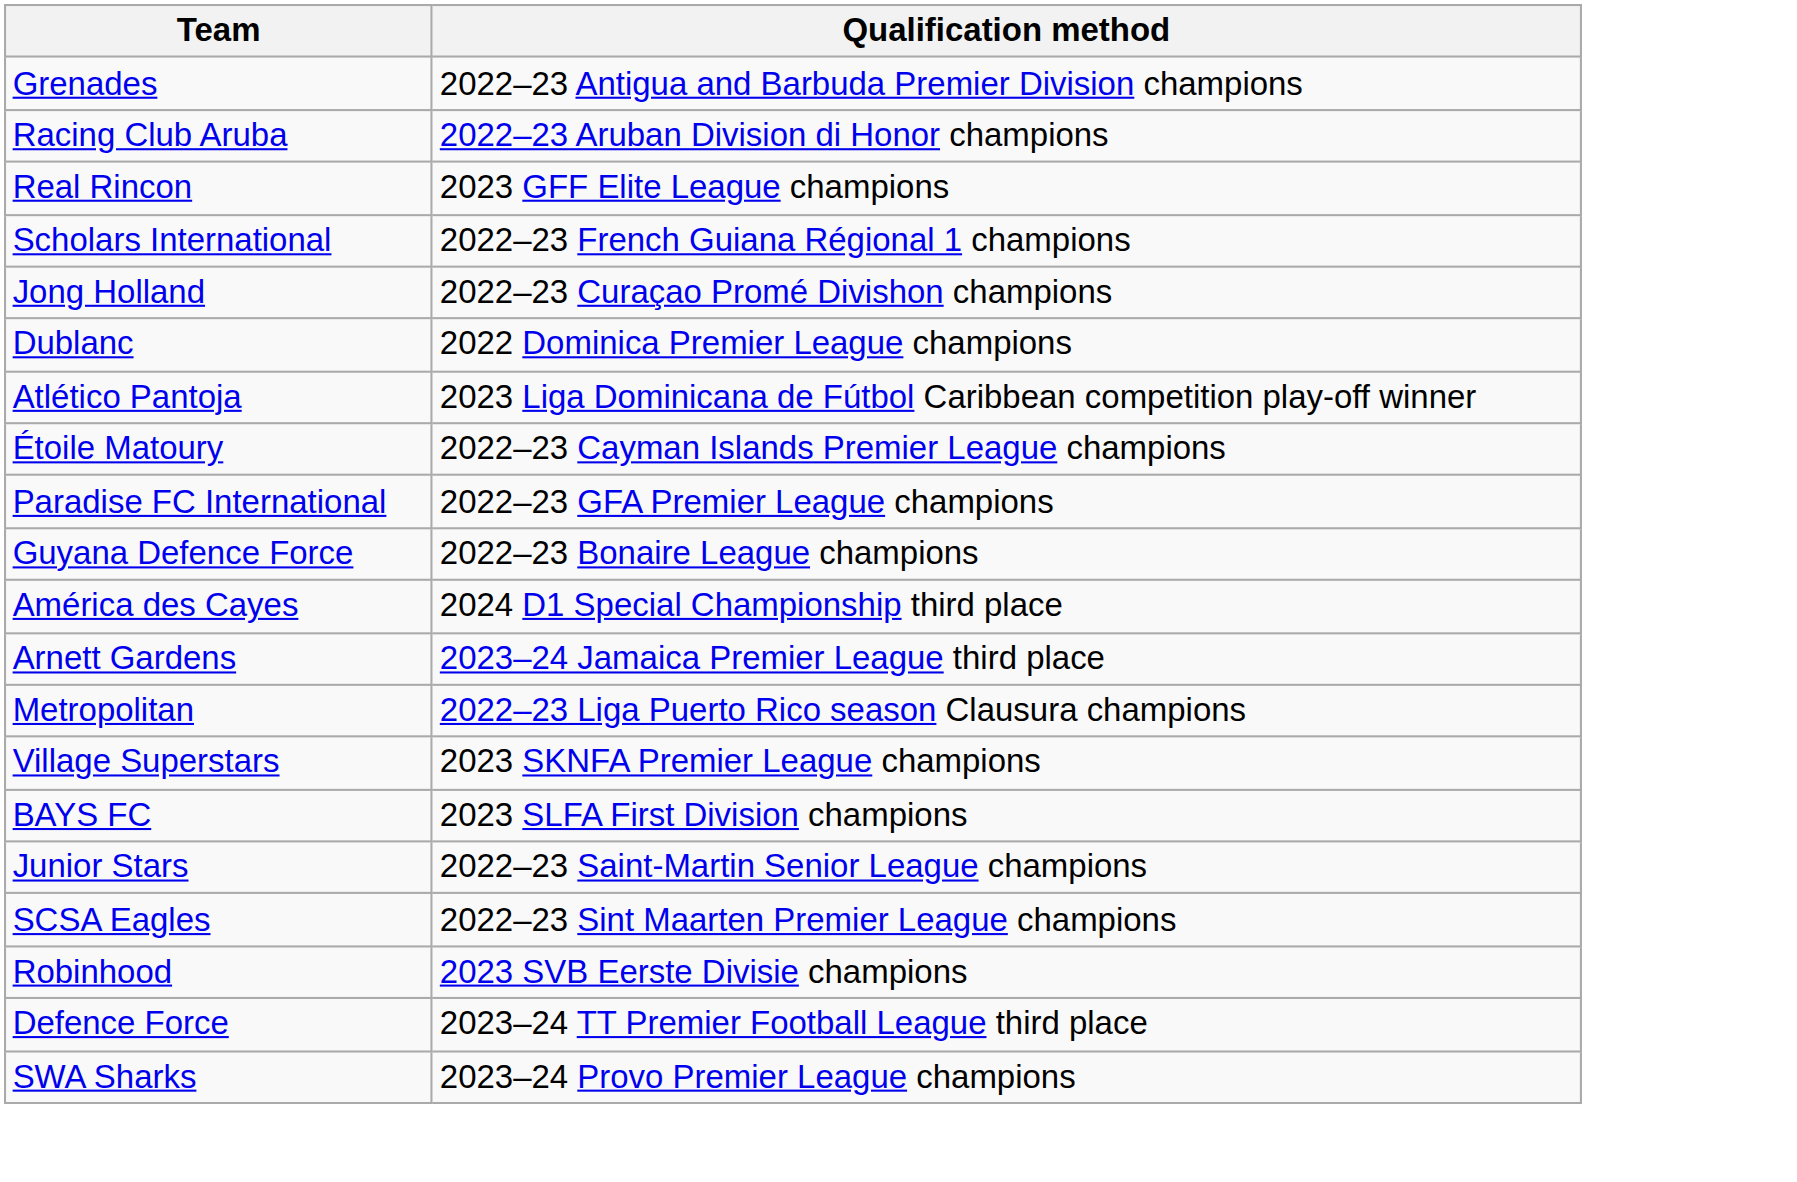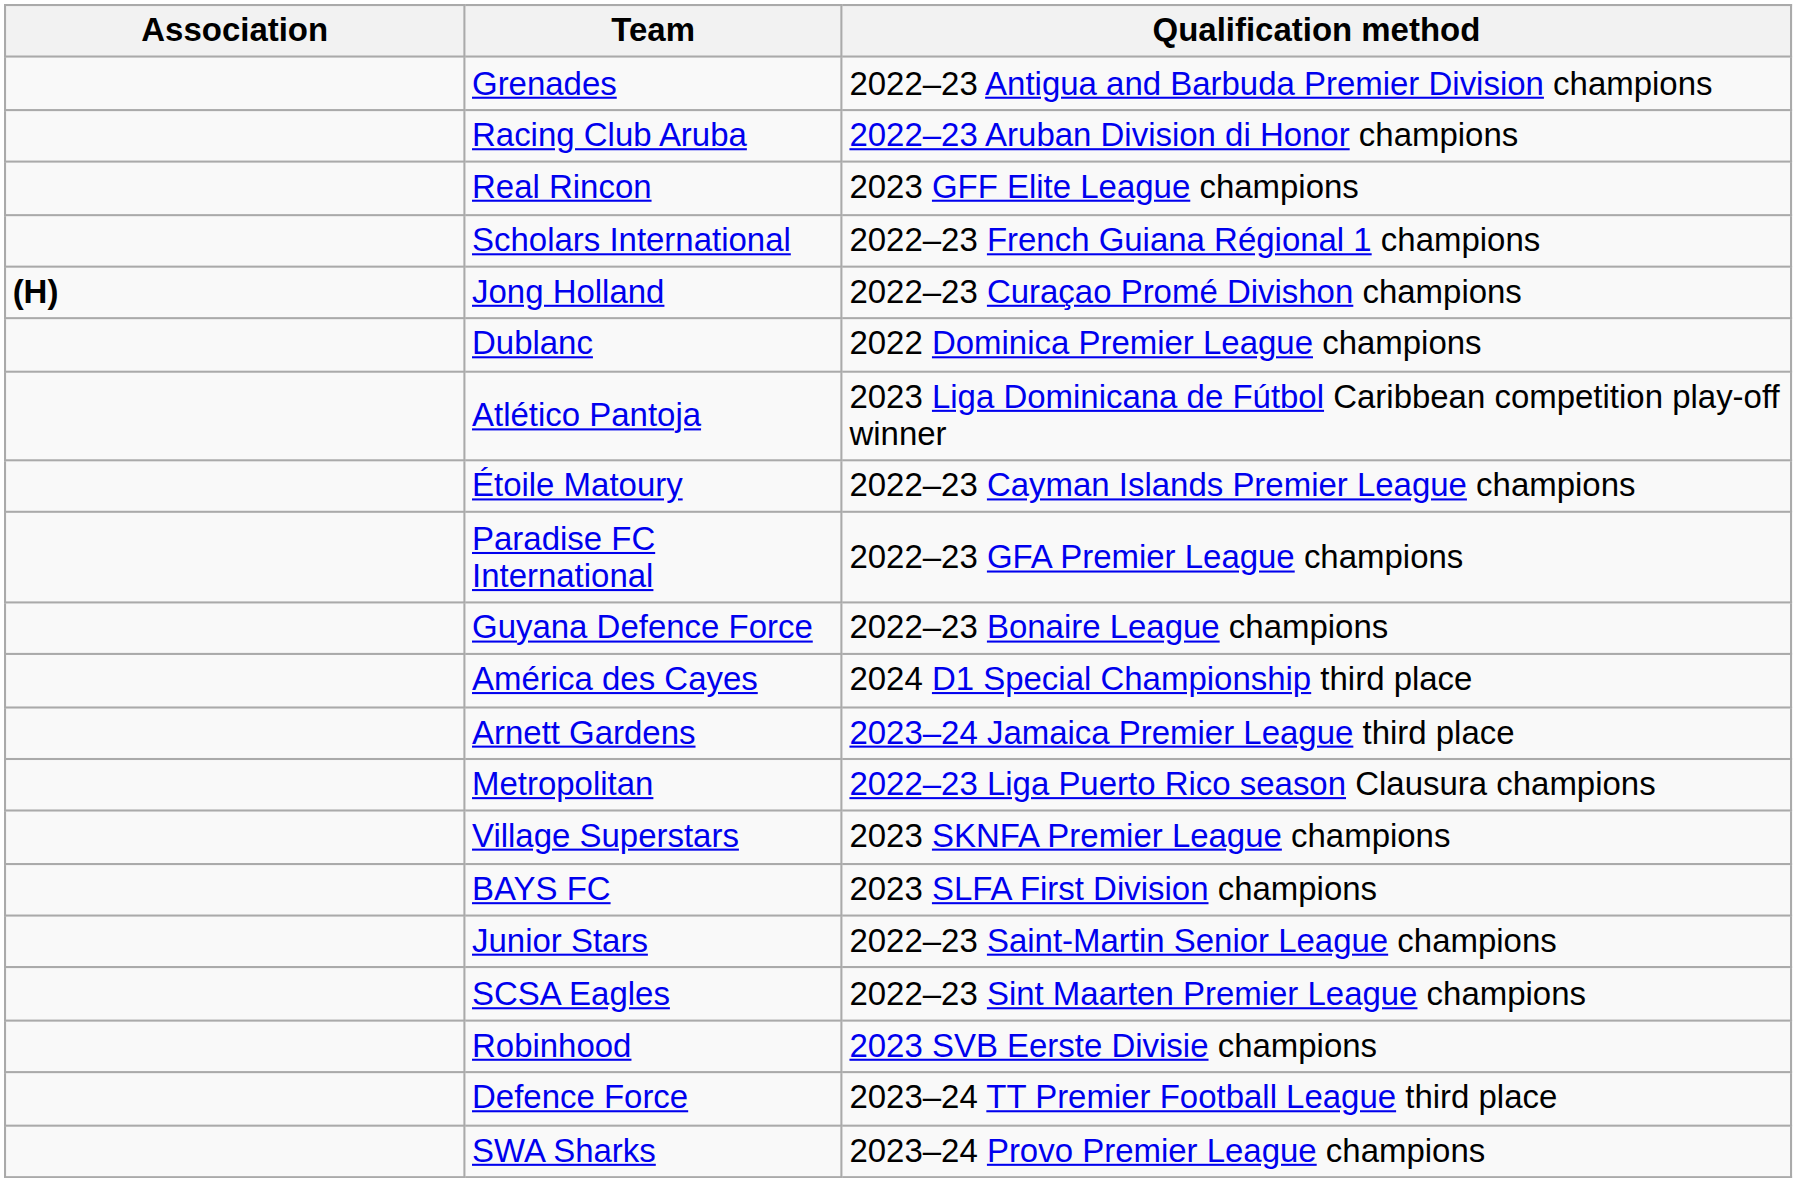+ column: (235, 30)
